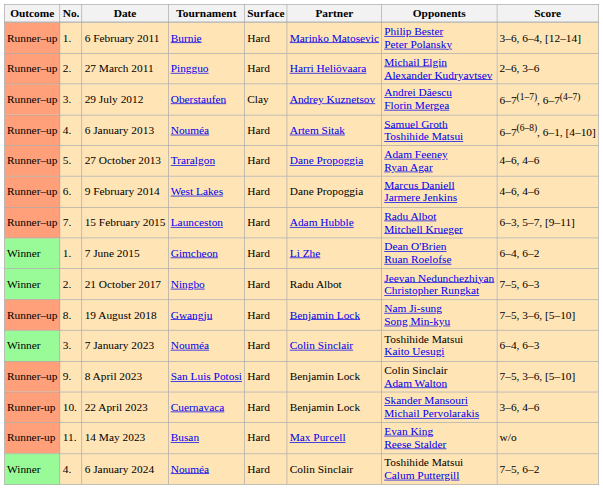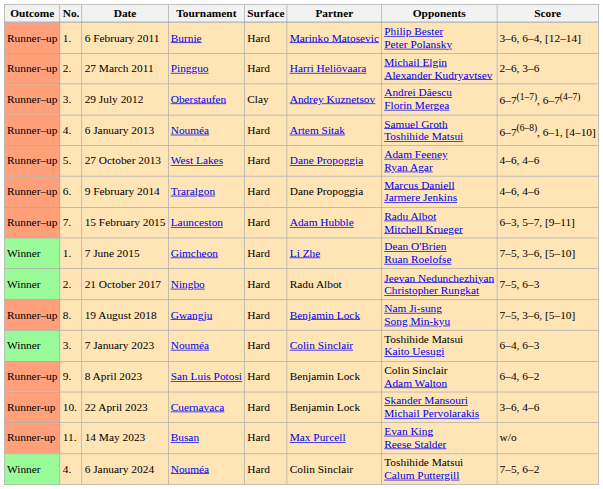(193, 161) Traralgon -> (197, 161) West Lakes
(197, 191) West Lakes -> (193, 191) Traralgon
(519, 253) 6–4, 6–2 -> (537, 253) 7–5, 3–6, [5–10]
(537, 376) 7–5, 3–6, [5–10] -> (519, 376) 6–4, 6–2
